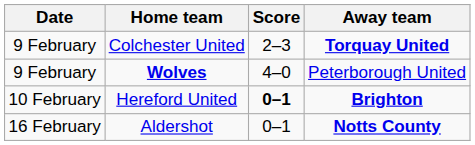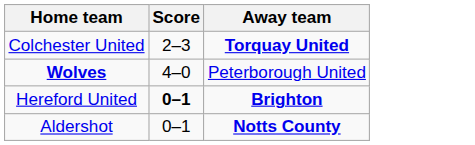- column: (55, 18)
